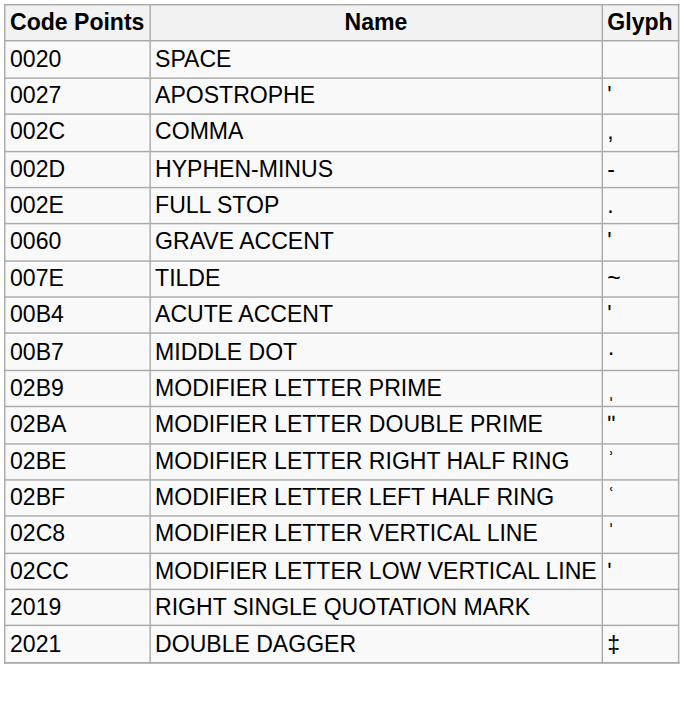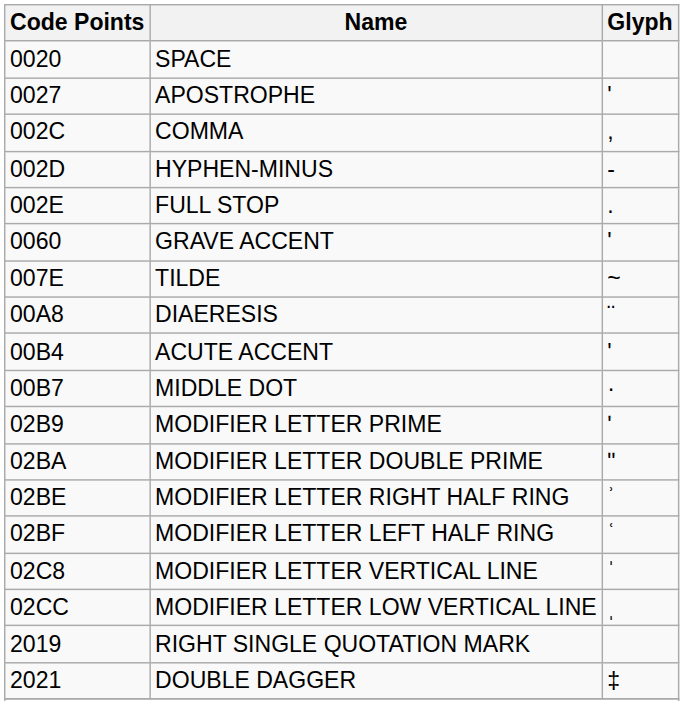+ row: (217, 315)
(611, 388) ˌ -> (610, 424) ʹ
(610, 570) ʹ -> (611, 607) ˌ
